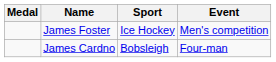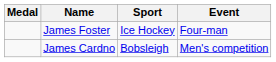(224, 30) Men's competition -> (204, 30) Four-man
(204, 48) Four-man -> (224, 48) Men's competition
